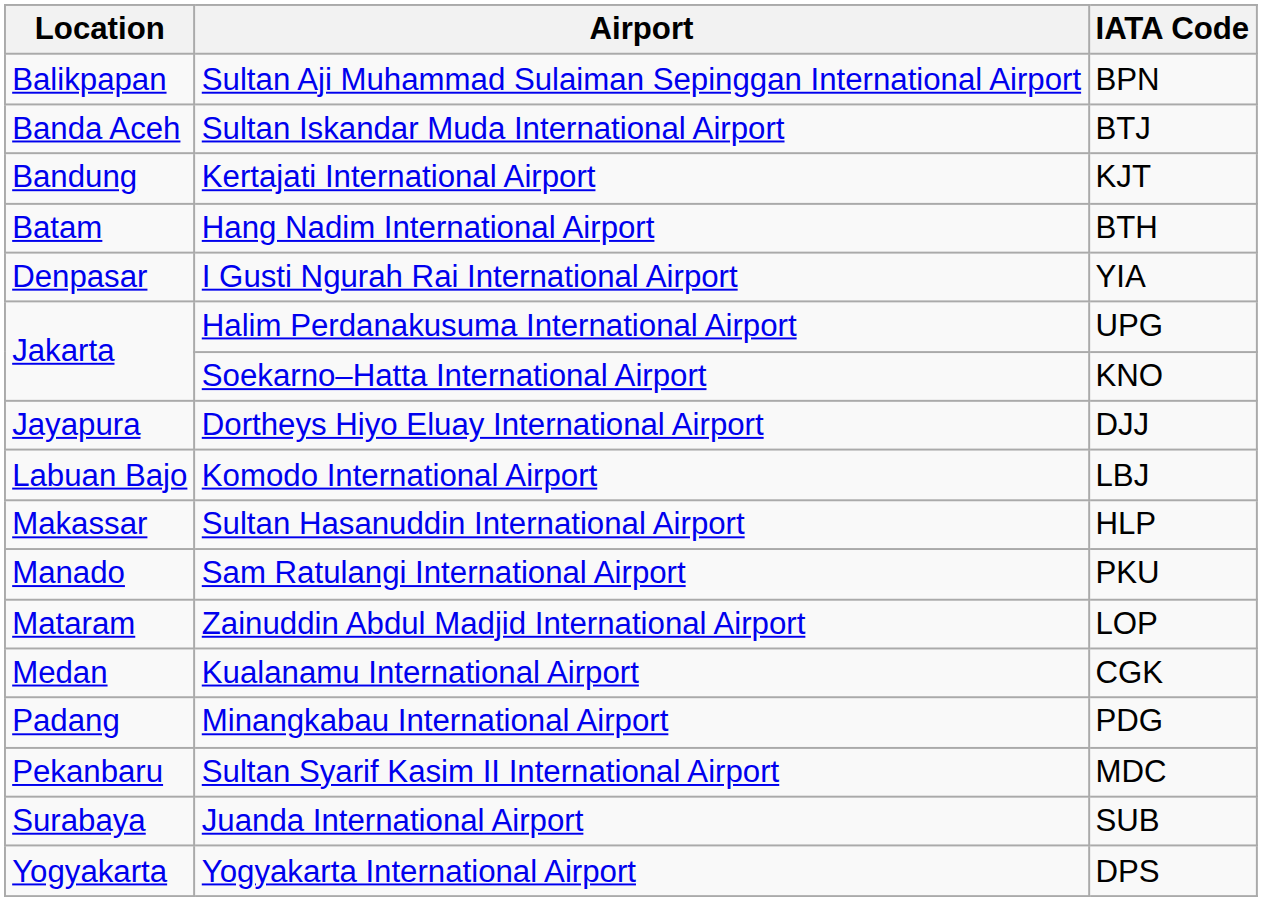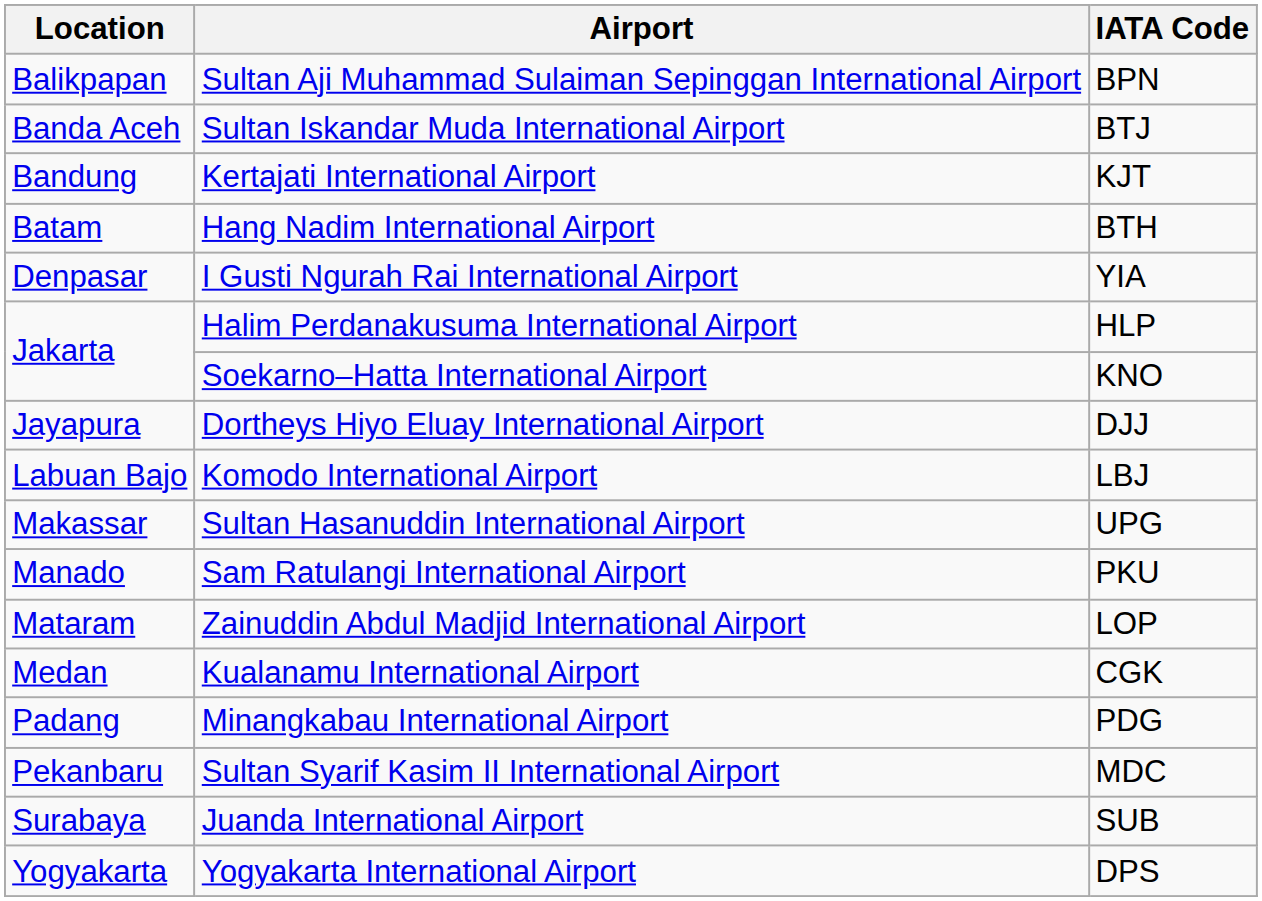(1129, 326) UPG -> (1126, 326) HLP
(1126, 524) HLP -> (1129, 524) UPG
